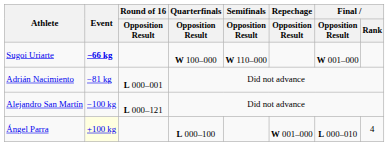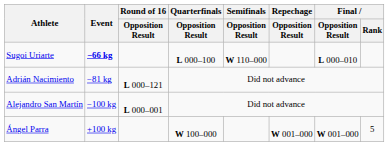(196, 60) W 100–000 -> (196, 60) L 000–100
(338, 60) W 001–000 -> (338, 60) L 000–010
(143, 85) L 000–001 -> (143, 85) L 000–121
(143, 110) L 000–121 -> (143, 110) L 000–001
(102, 129) lightyellow background -> (102, 129) no background
(196, 135) L 000–100 -> (196, 135) W 100–000
(338, 135) L 000–010 -> (338, 135) W 001–000
(372, 129) 4 -> (372, 129) 5
